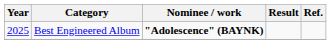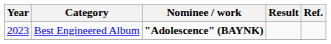(18, 30) 2025 -> (18, 30) 2023
